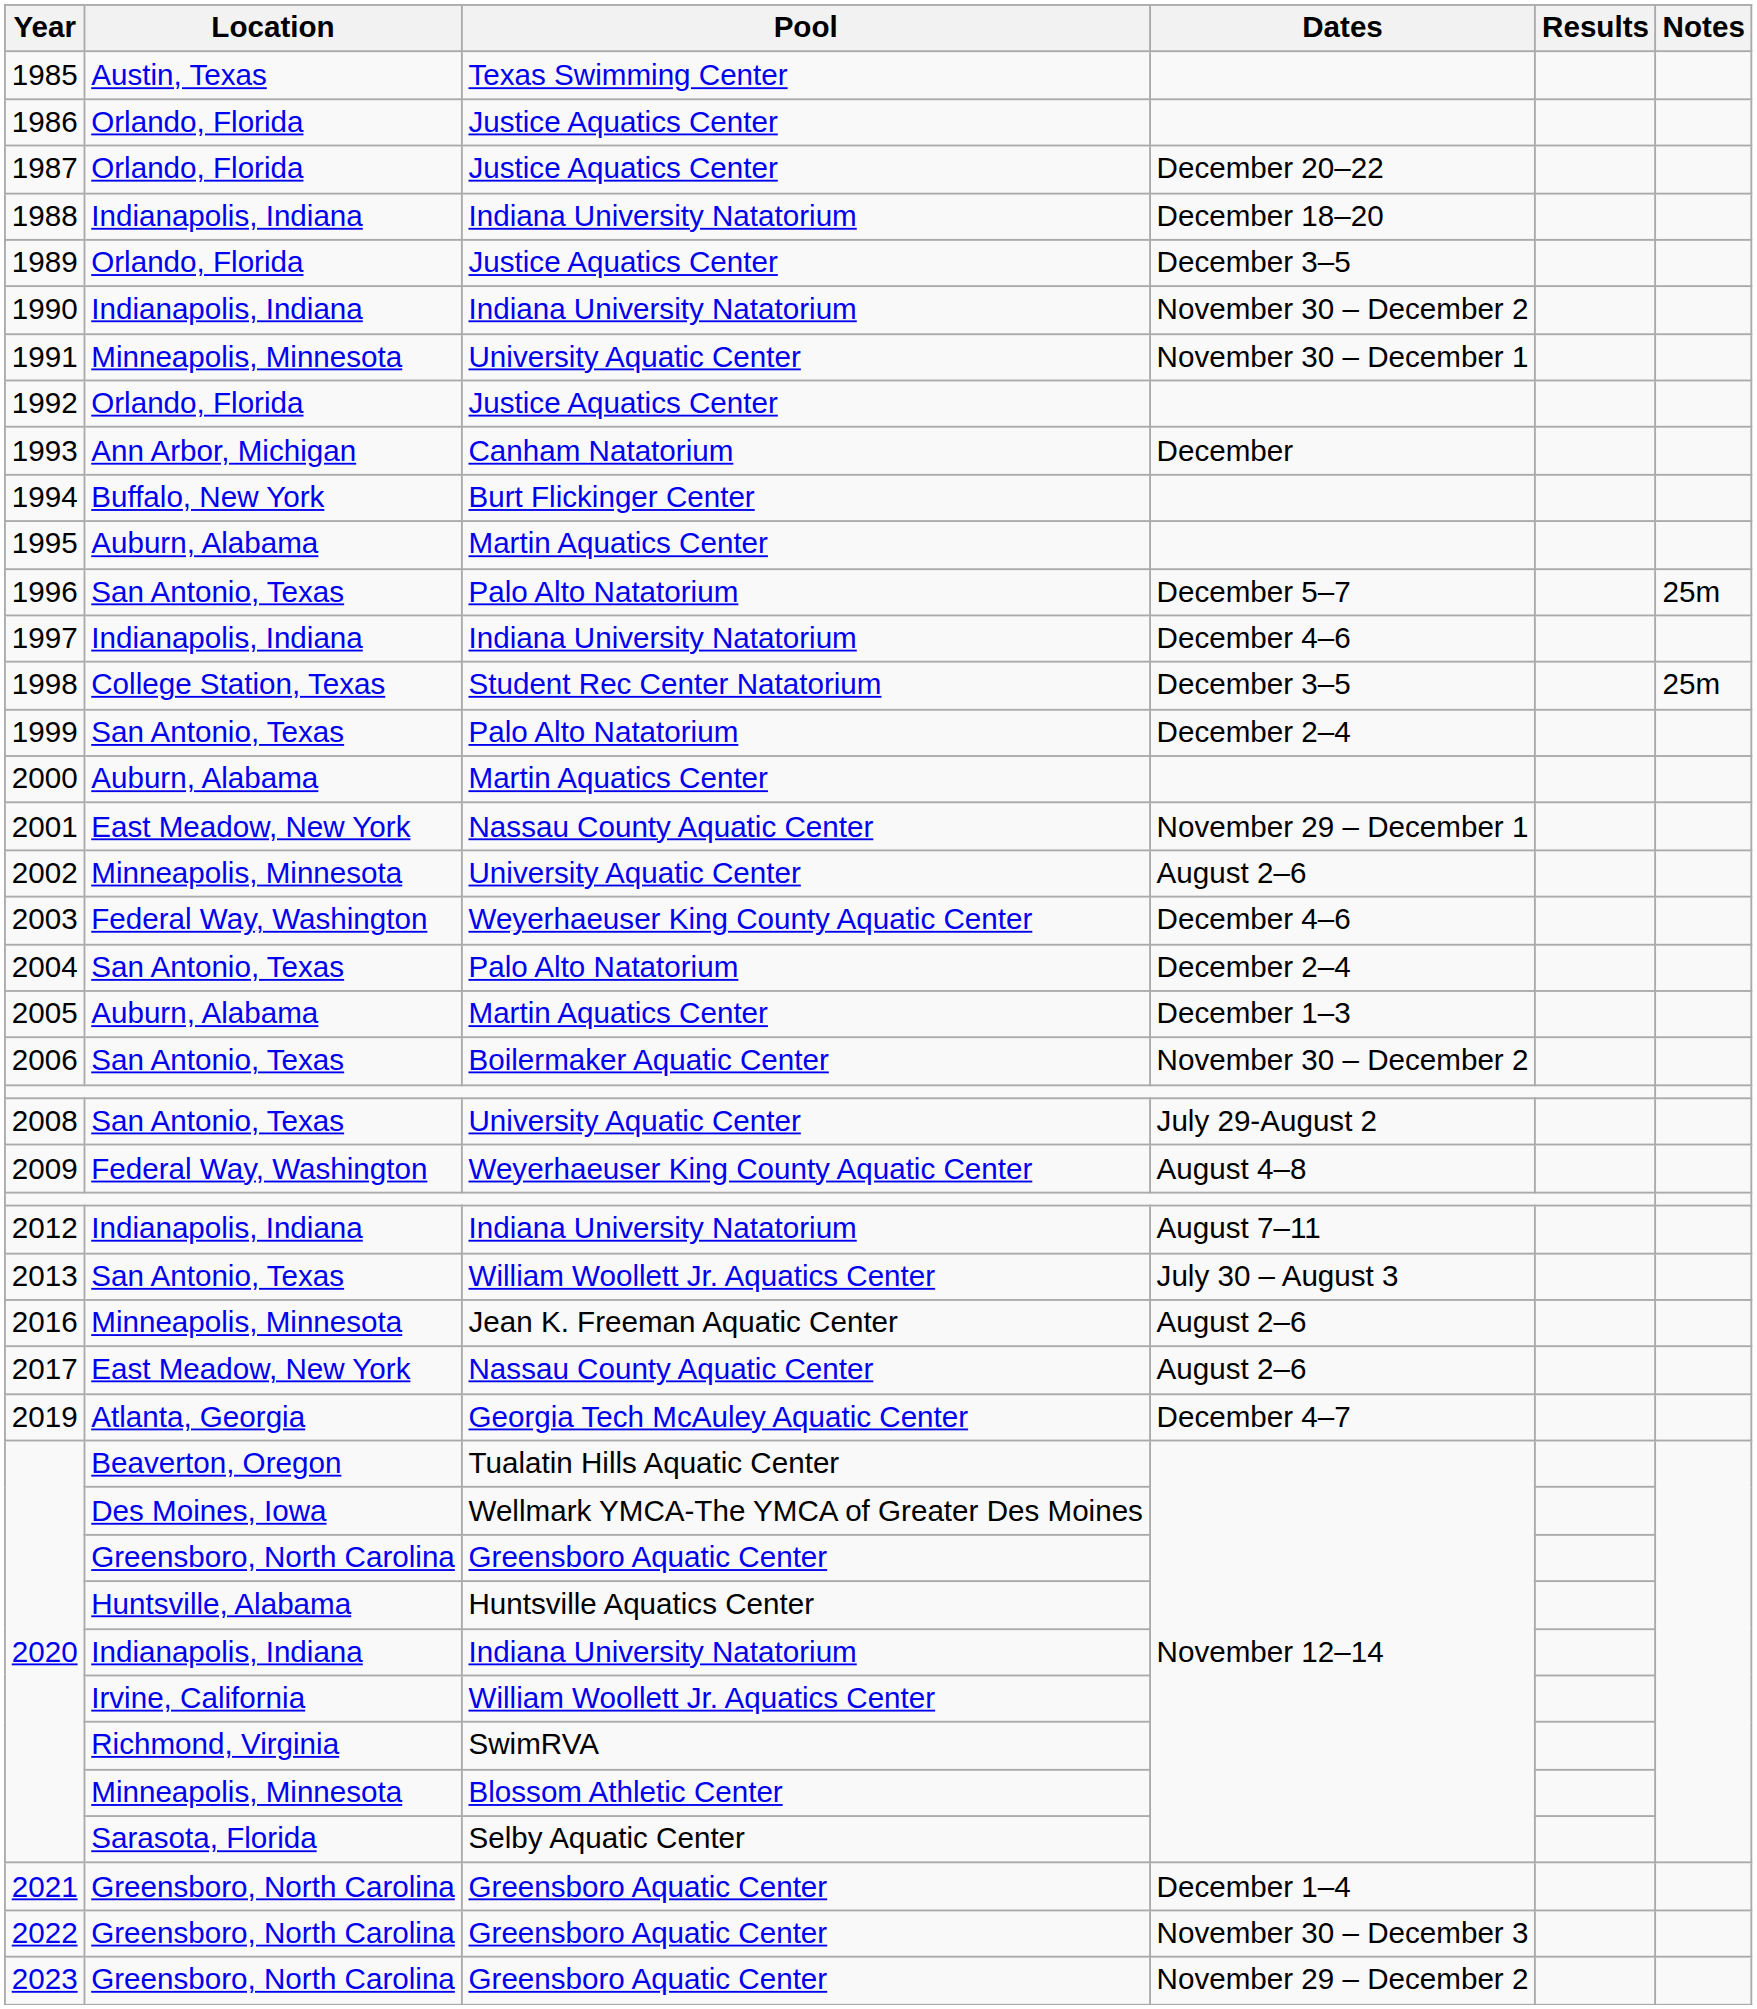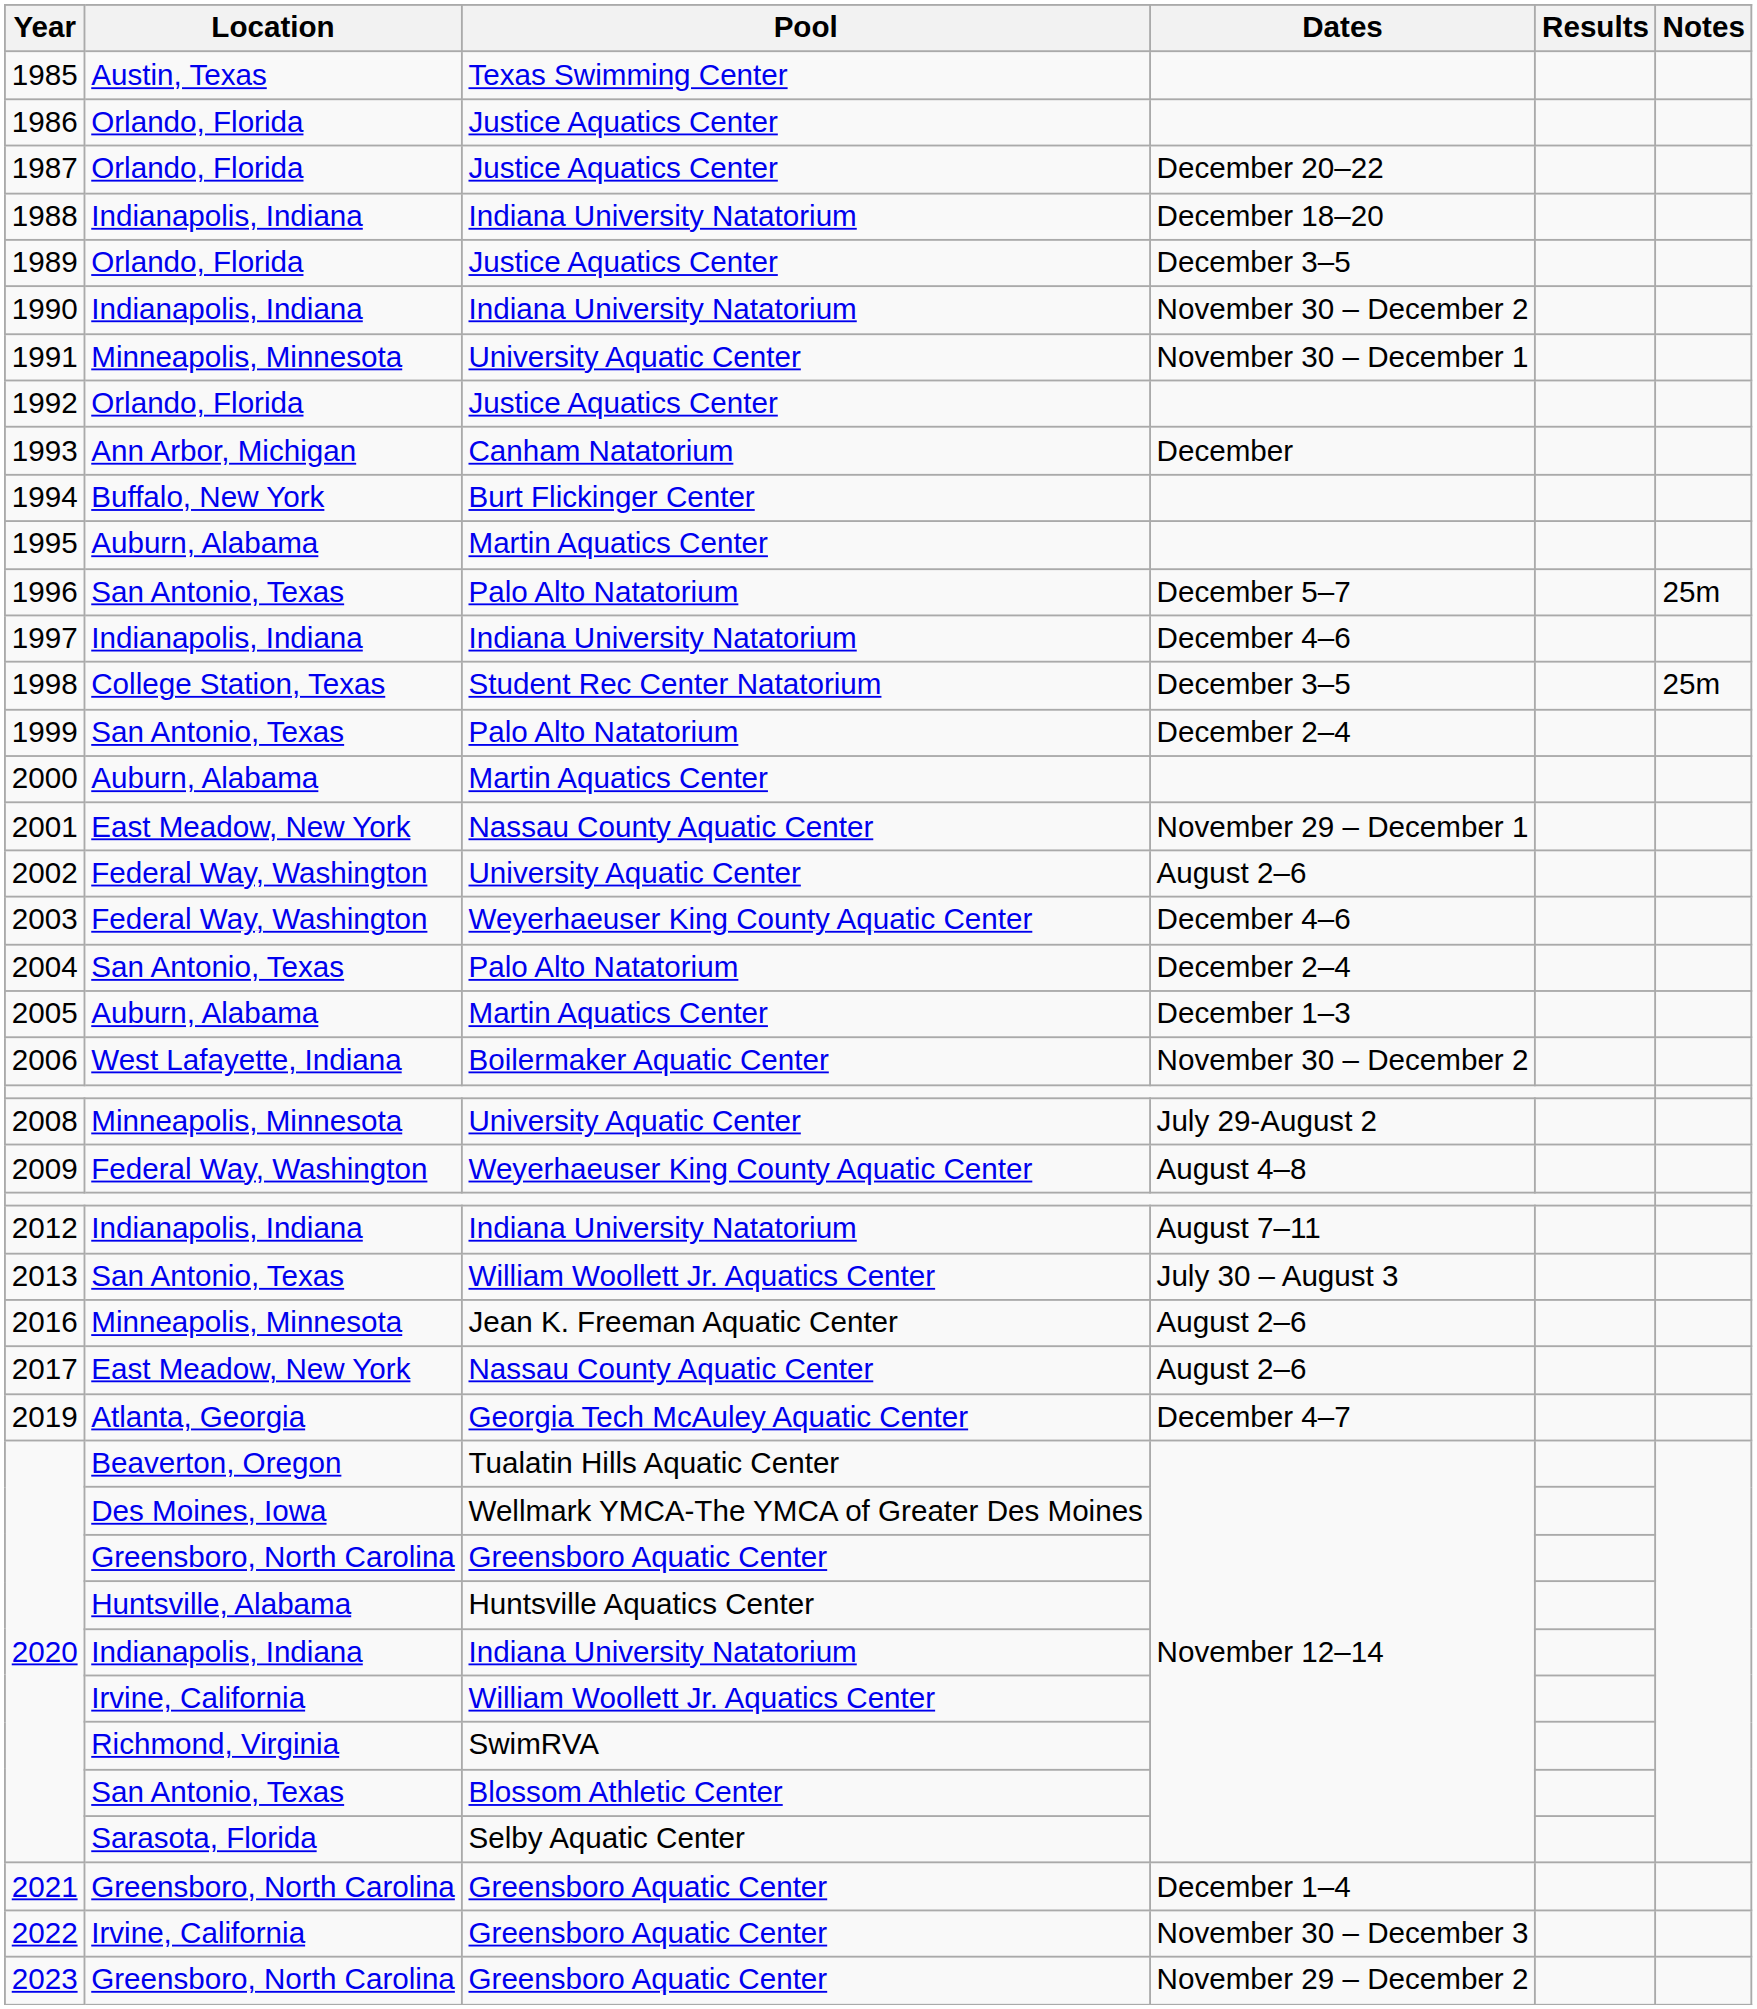(247, 872) Minneapolis, Minnesota -> (259, 872) Federal Way, Washington
(218, 1060) San Antonio, Texas -> (246, 1060) West Lafayette, Indiana
(218, 1121) San Antonio, Texas -> (247, 1121) Minneapolis, Minnesota
(247, 1792) Minneapolis, Minnesota -> (218, 1792) San Antonio, Texas
(273, 1933) Greensboro, North Carolina -> (198, 1933) Irvine, California
